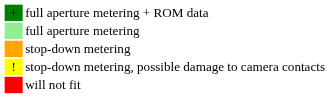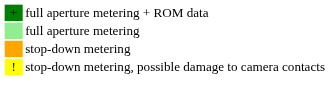- row: (53, 85)
